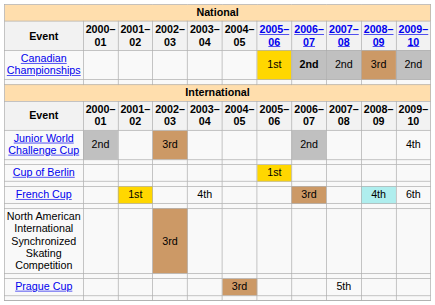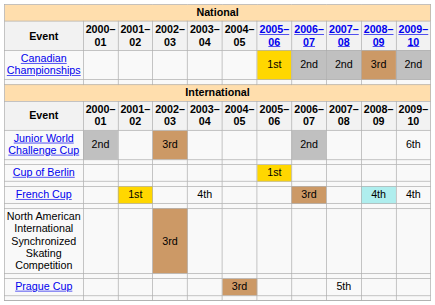(309, 65) bold -> (309, 65) normal
(413, 145) 4th -> (413, 145) 6th
(413, 195) 6th -> (413, 195) 4th
